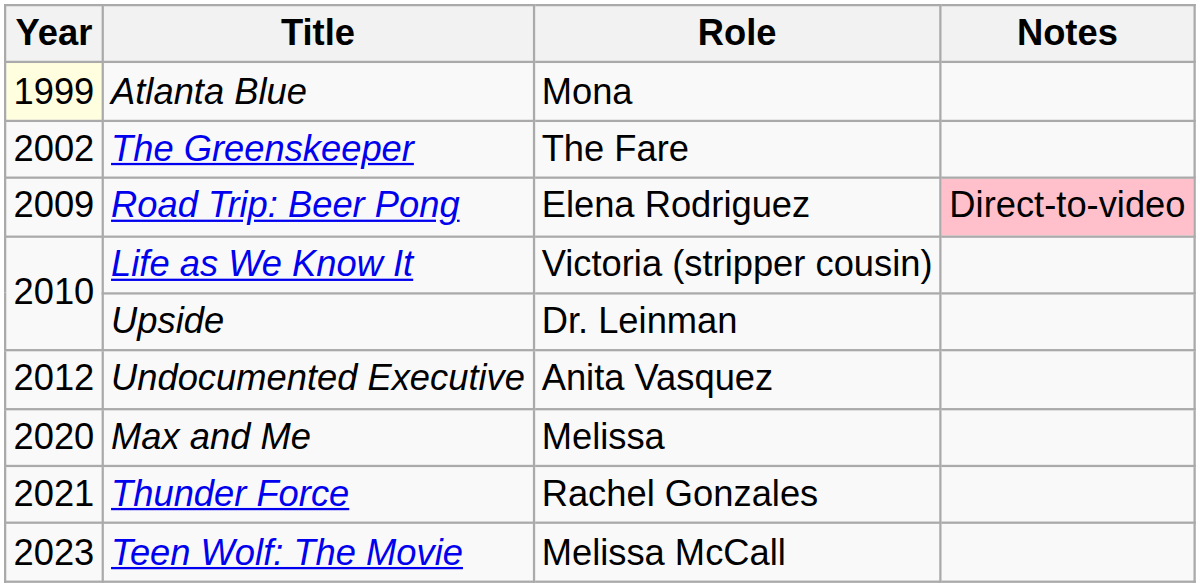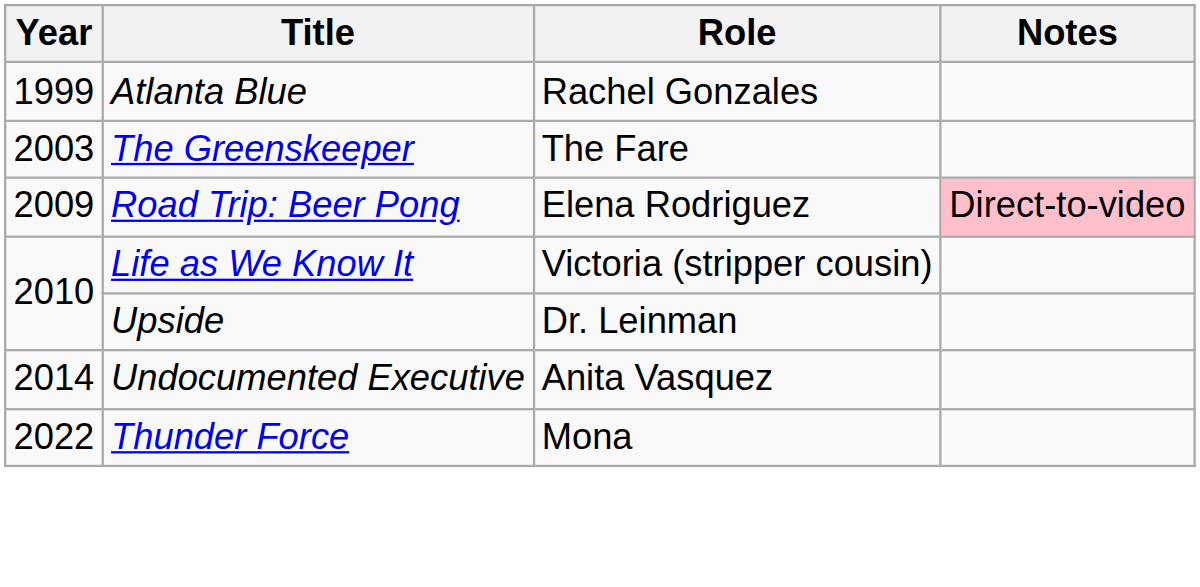(54, 90) lightyellow background -> (54, 90) no background
(587, 90) Mona -> (680, 90) Rachel Gonzales
(54, 148) 2002 -> (54, 148) 2003
(54, 378) 2012 -> (54, 378) 2014
- row: (211, 436)
(54, 494) 2021 -> (54, 436) 2022
(680, 494) Rachel Gonzales -> (587, 436) Mona
- row: (287, 551)
